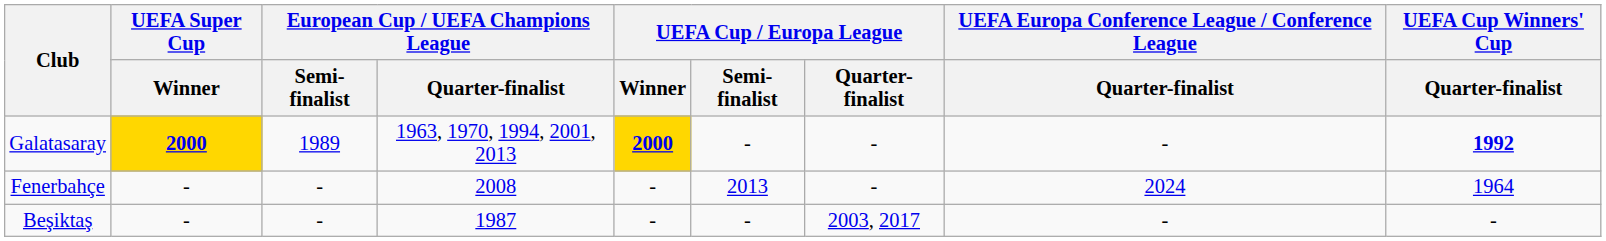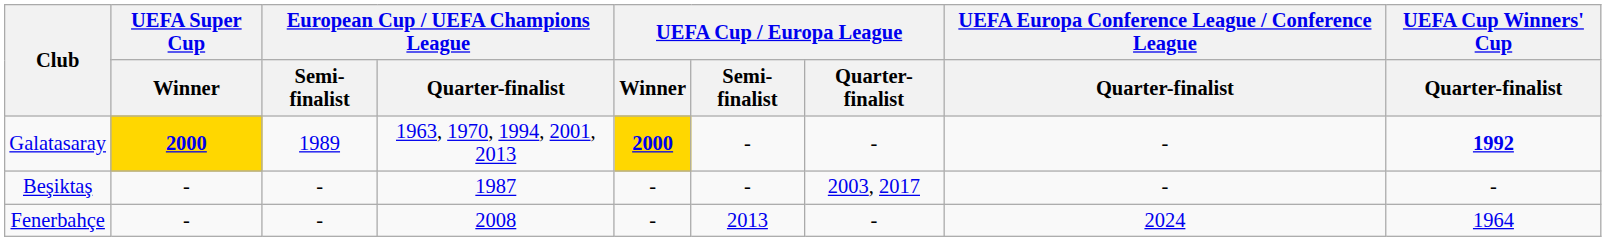rows swapped: (58, 187) <-> (58, 219)
